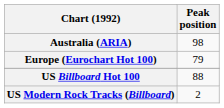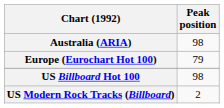(198, 77) 88 -> (198, 77) 98
